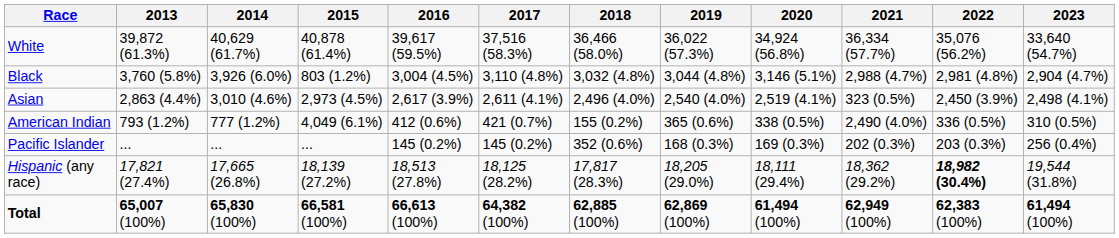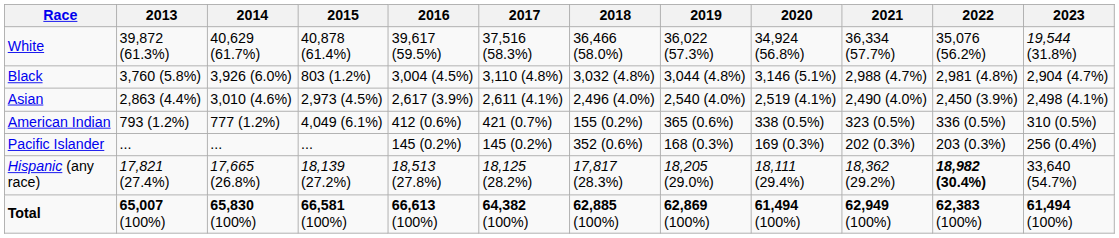(1052, 46) 33,640 (54.7%) -> (1052, 46) 19,544 (31.8%)
(880, 99) 323 (0.5%) -> (886, 99) 2,490 (4.0%)
(886, 122) 2,490 (4.0%) -> (880, 122) 323 (0.5%)
(1052, 175) 19,544 (31.8%) -> (1052, 175) 33,640 (54.7%)
